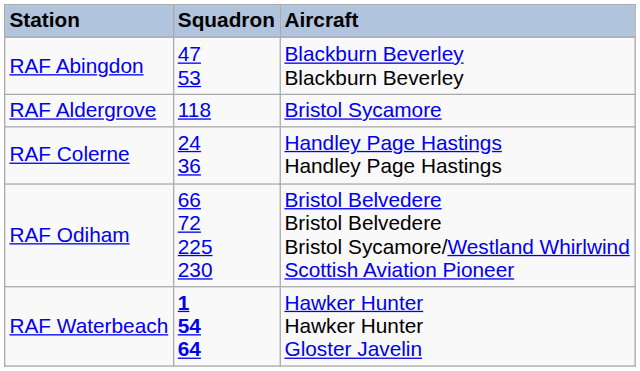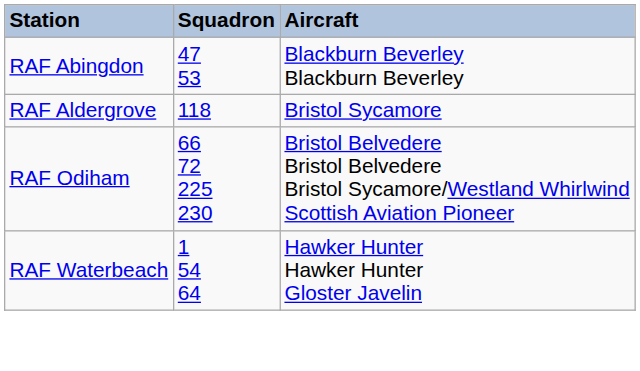- row: (70, 155)
(189, 326) bold -> (189, 269) normal
